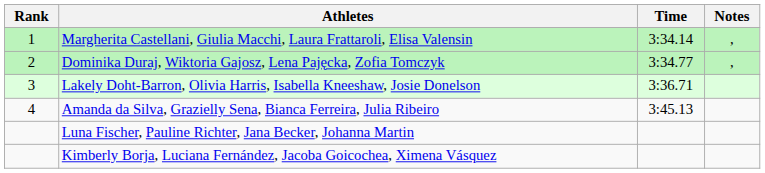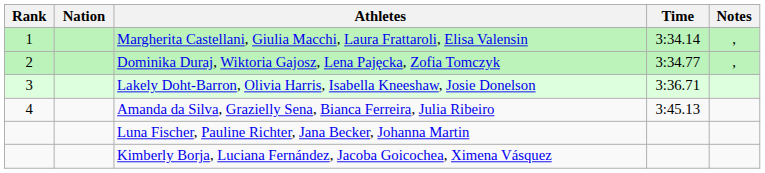+ column: (84, 16)
